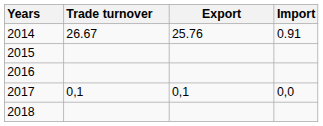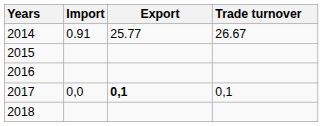columns swapped: (116, 14) <-> (296, 14)
(201, 33) 25.76 -> (139, 33) 25.77
(222, 92) normal -> (160, 92) bold
